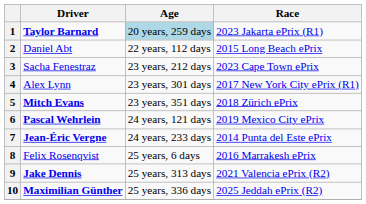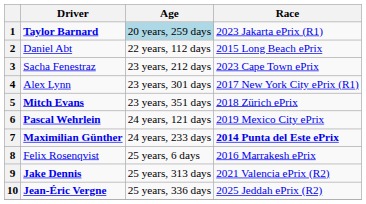(65, 137) Jean-Éric Vergne -> (73, 137) Maximilian Günther
(274, 137) normal -> (278, 137) bold
(73, 191) Maximilian Günther -> (65, 191) Jean-Éric Vergne
